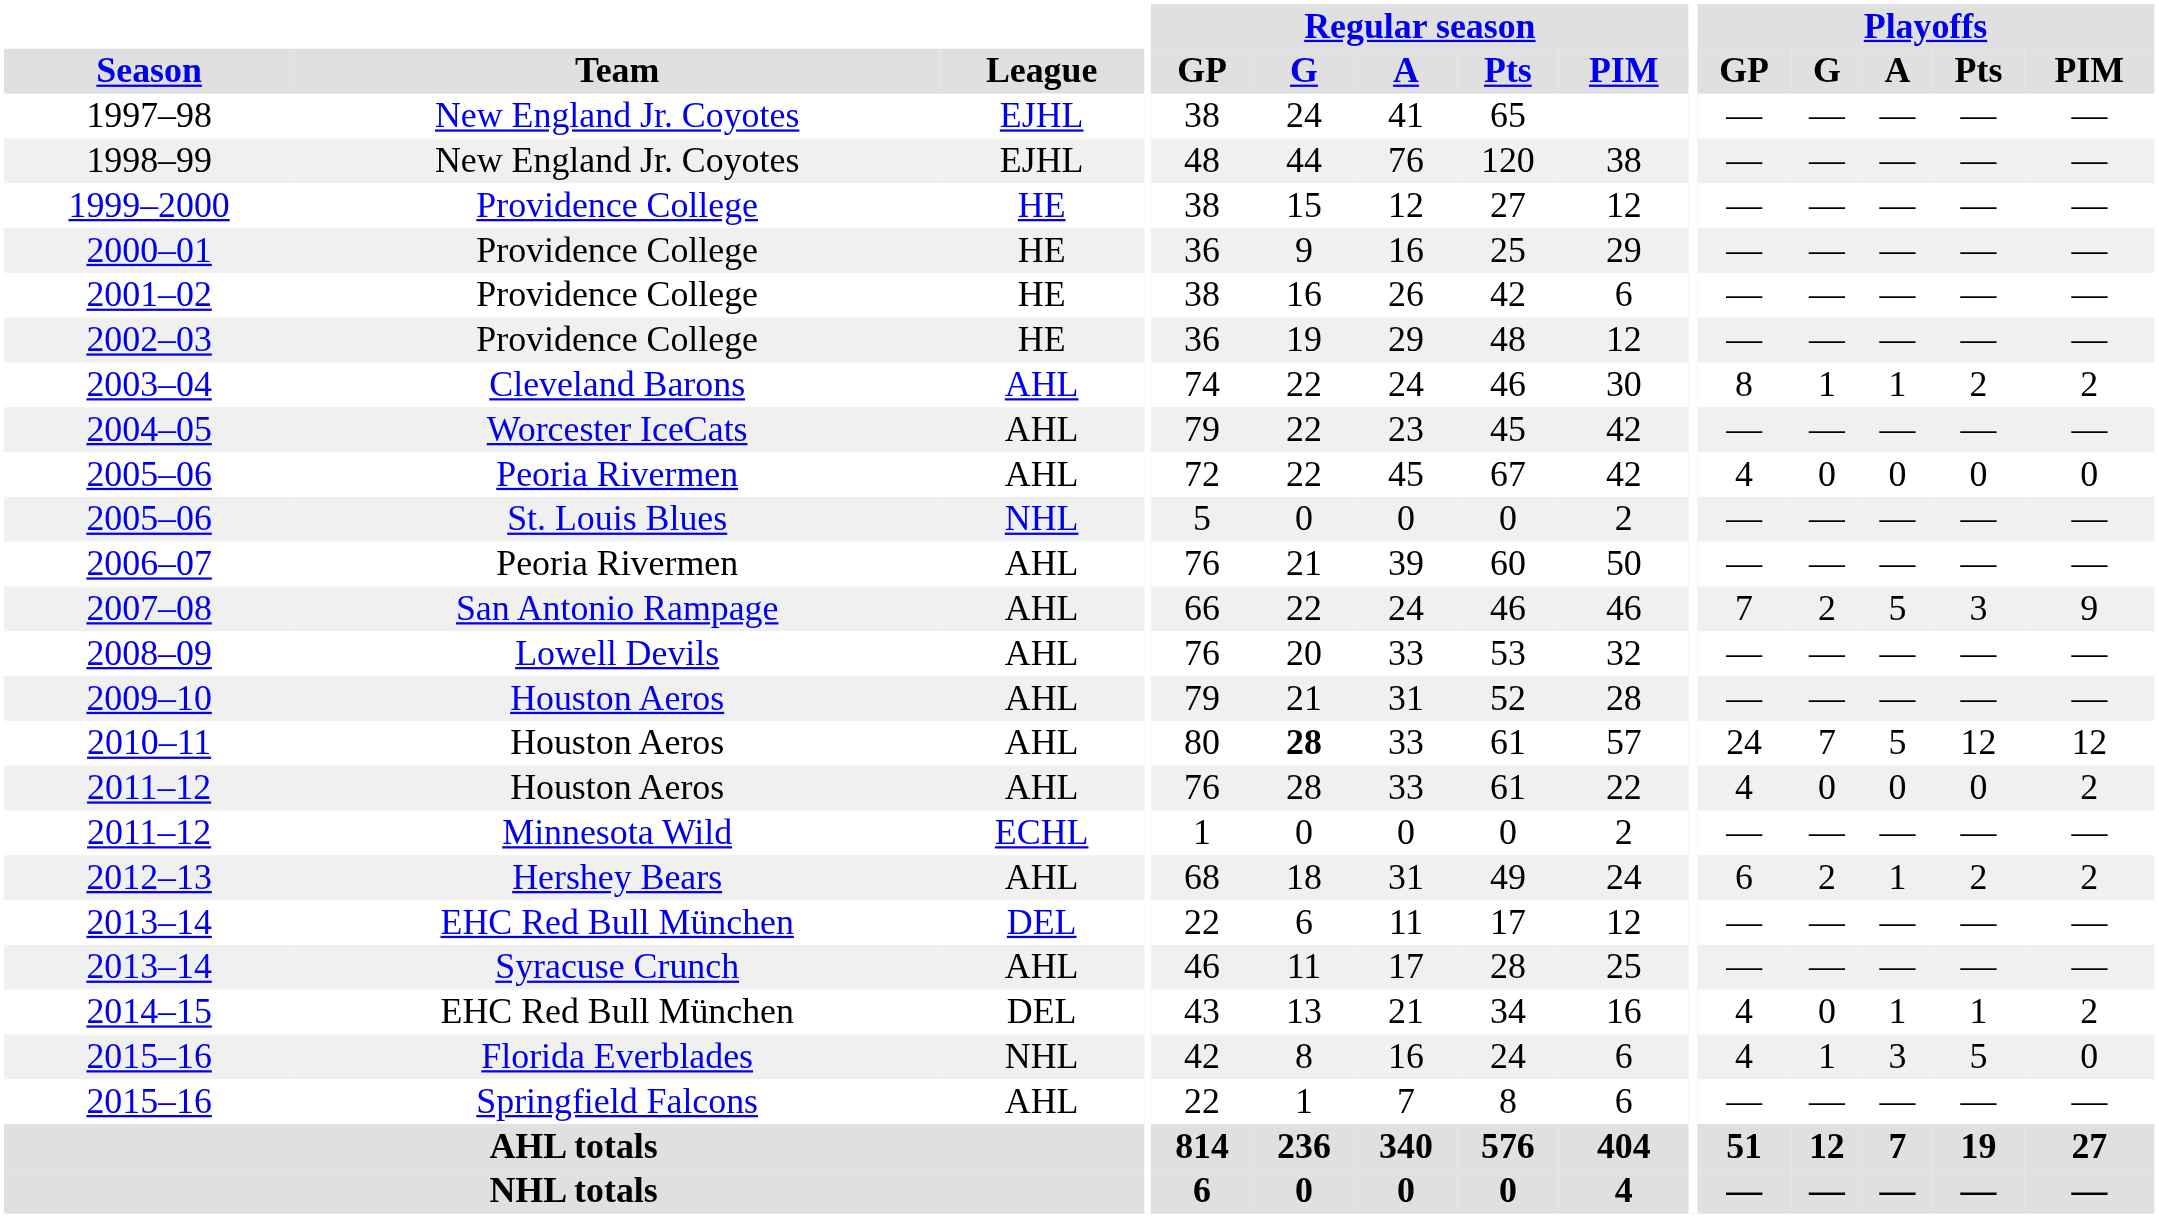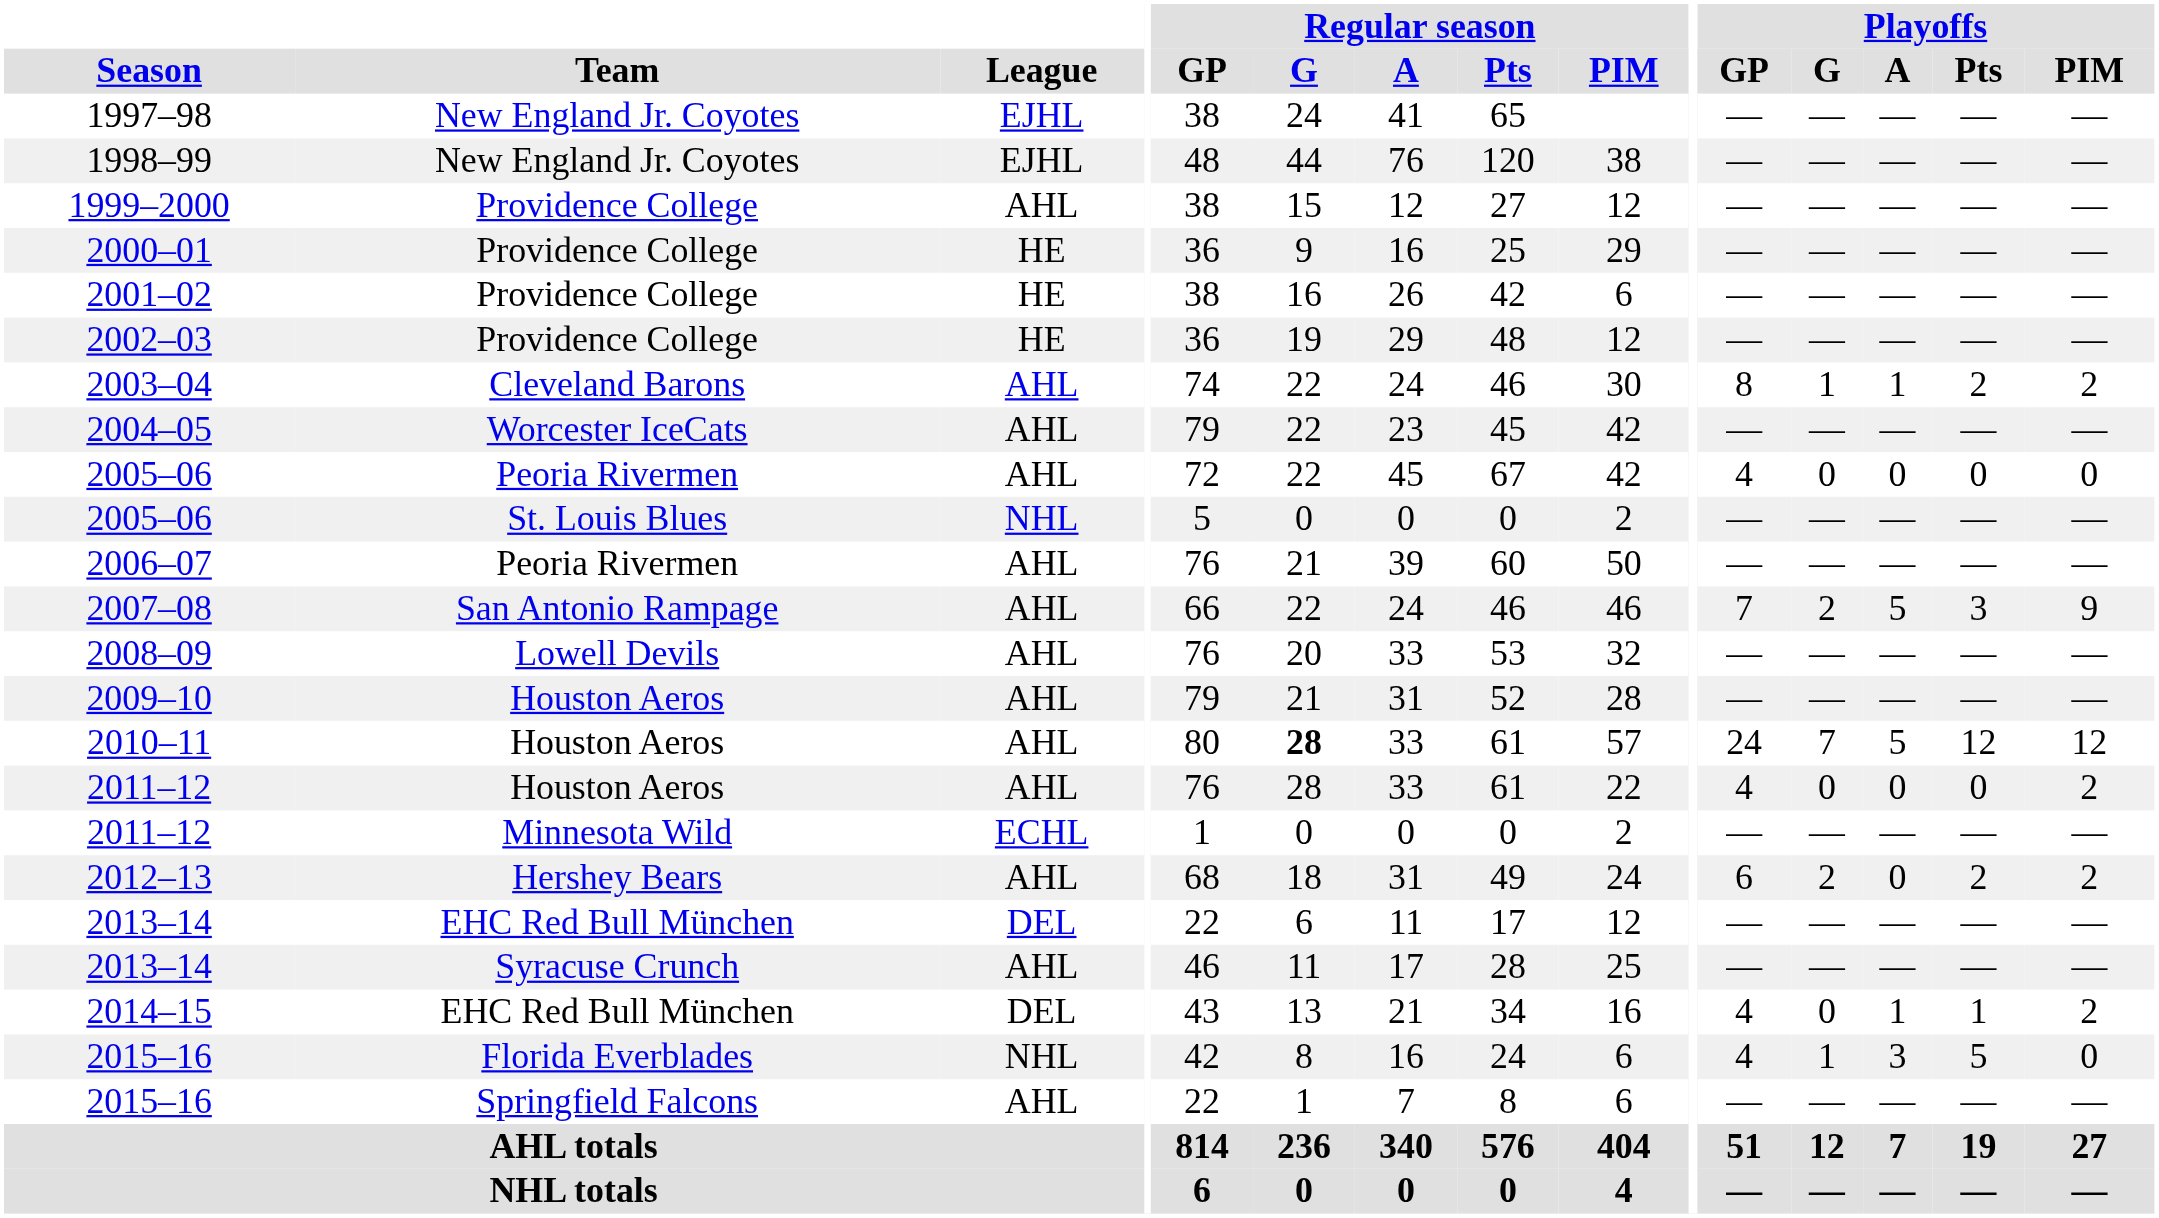(1042, 204) HE -> (1042, 204) AHL
(1897, 876) 1 -> (1897, 876) 0
